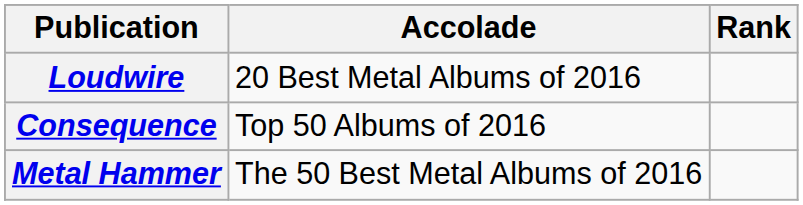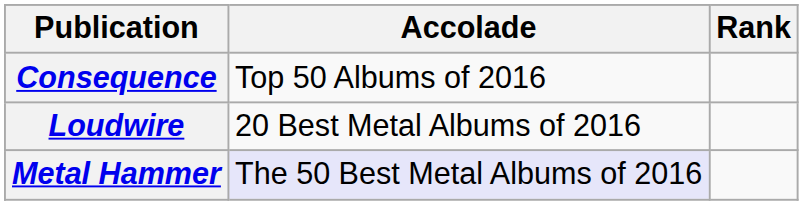rows swapped: (116, 125) <-> (116, 77)
(469, 174) no background -> (469, 174) lavender background
